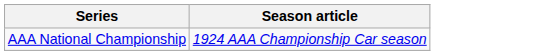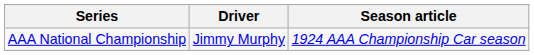+ column: (239, 16)
